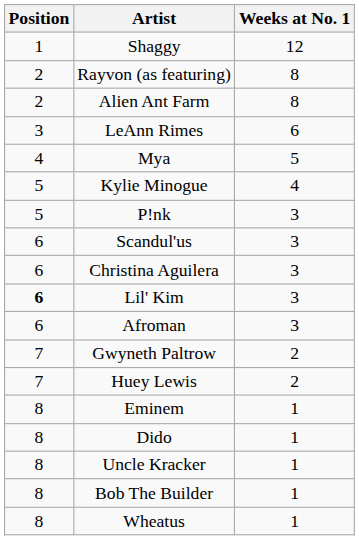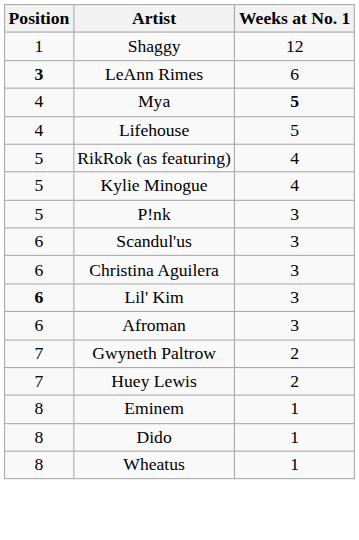- row: (154, 74)
- row: (154, 102)
(39, 130) normal -> (39, 74) bold
(295, 158) normal -> (295, 102) bold
+ row: (154, 130)
+ row: (154, 158)
- row: (154, 465)
- row: (154, 492)
